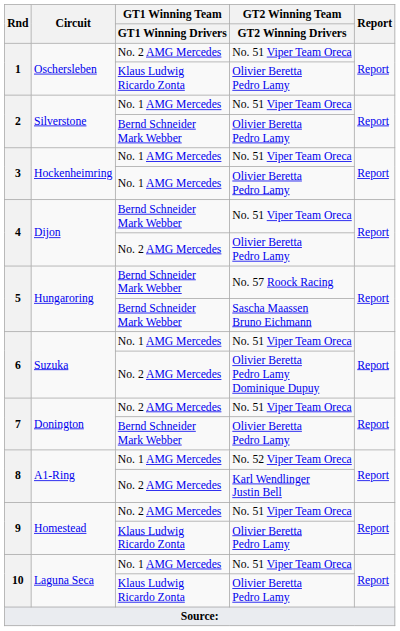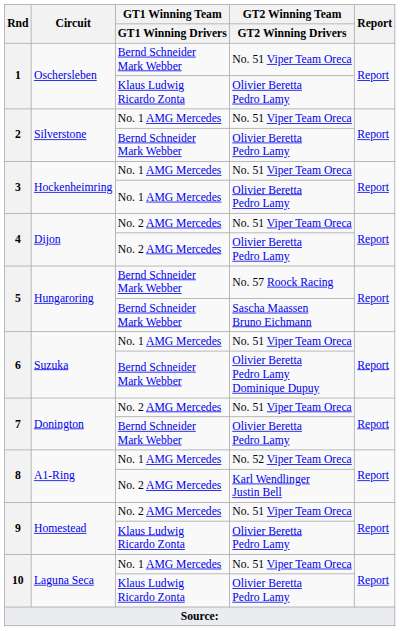(170, 52) No. 2 AMG Mercedes -> (157, 59) Bernd Schneider Mark Webber
(157, 216) Bernd Schneider Mark Webber -> (170, 223) No. 2 AMG Mercedes
(170, 374) No. 2 AMG Mercedes -> (157, 374) Bernd Schneider Mark Webber
